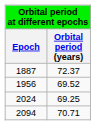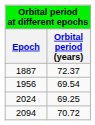(68, 84) 69.52 -> (68, 84) 69.54
(68, 113) 70.71 -> (68, 113) 70.72
